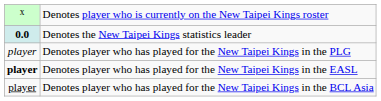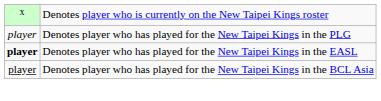- row: (147, 34)
